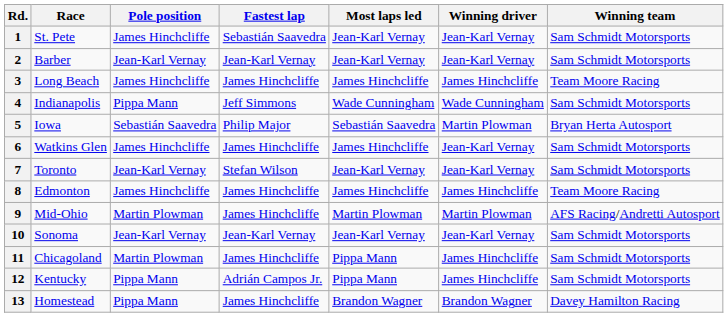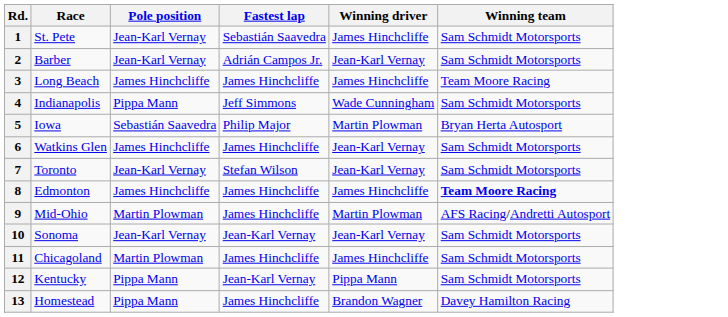- column: (384, 15)
(161, 37) James Hinchcliffe -> (159, 37) Jean-Karl Vernay
(488, 37) Jean-Karl Vernay -> (380, 37) James Hinchcliffe
(269, 59) Jean-Karl Vernay -> (272, 59) Adrián Campos Jr.
(605, 190) normal -> (498, 190) bold
(272, 278) Adrián Campos Jr. -> (269, 278) Jean-Karl Vernay
(490, 278) James Hinchcliffe -> (365, 278) Pippa Mann
